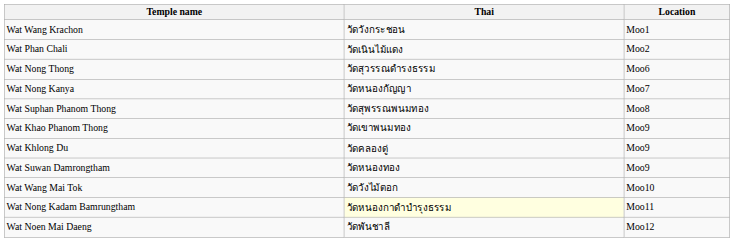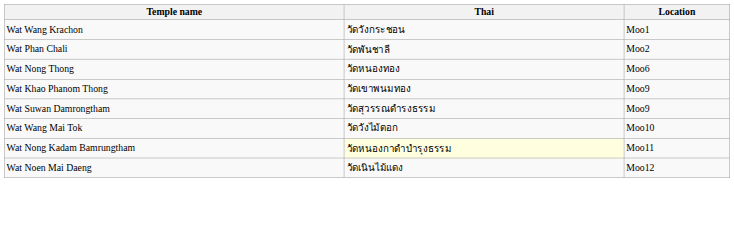(375, 49) วัดเนินไม้แดง -> (368, 49) วัดพันชาลี
(391, 69) วัดสุวรรณดำรงธรรม -> (373, 69) วัดหนองทอง
- row: (40, 89)
- row: (61, 108)
- row: (37, 148)
(373, 168) วัดหนองทอง -> (391, 109) วัดสุวรรณดำรงธรรม
(368, 227) วัดพันชาลี -> (375, 168) วัดเนินไม้แดง
